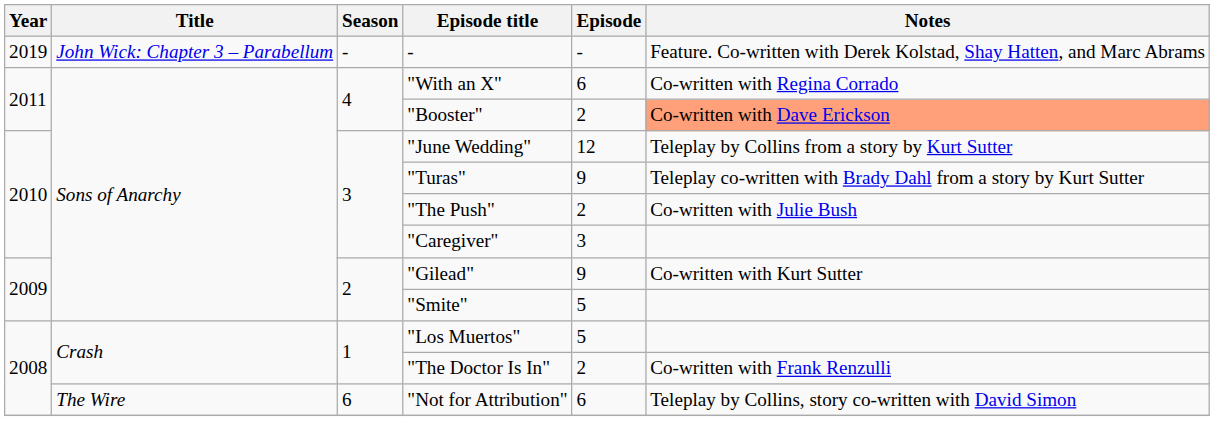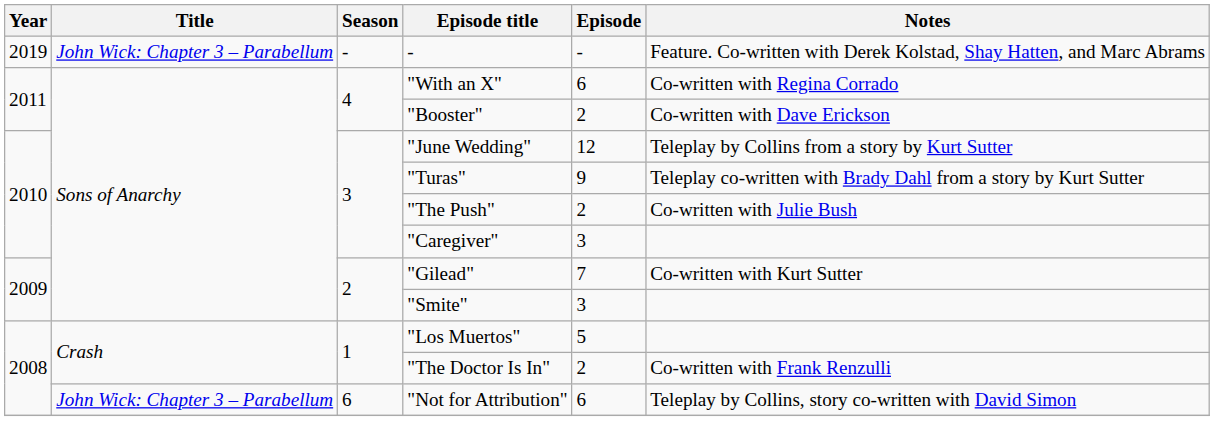(770, 115) lightsalmon background -> (770, 115) no background
(581, 273) 9 -> (581, 273) 7
(581, 304) 5 -> (581, 304) 3
(91, 399) The Wire -> (195, 399) John Wick: Chapter 3 – Parabellum
